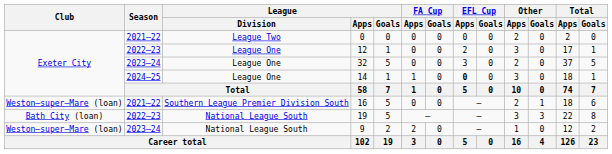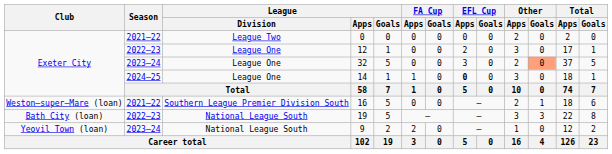(542, 63) no background -> (542, 63) lightsalmon background
(64, 129) Weston–super–Mare (loan) -> (64, 129) Yeovil Town (loan)
